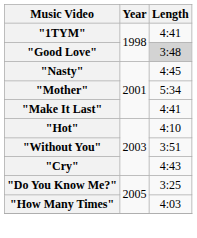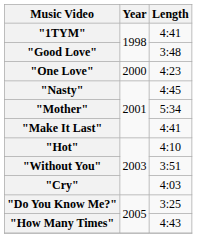(170, 52) lightgrey background -> (170, 52) no background
+ row: (62, 71)
(170, 166) 4:43 -> (170, 185) 4:03
(170, 204) 4:03 -> (170, 223) 4:43
